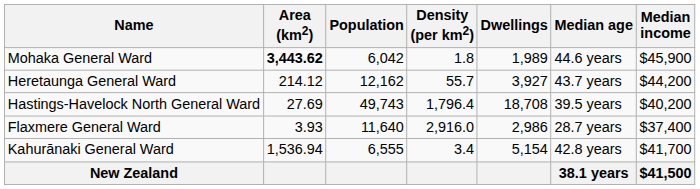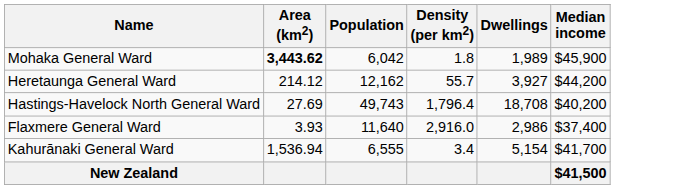- column: (594, 25)
